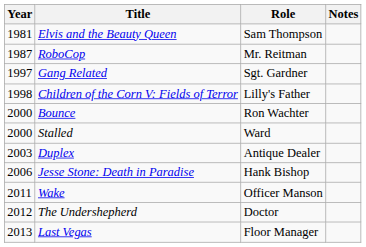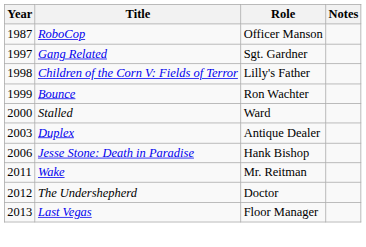- row: (107, 34)
(275, 53) Mr. Reitman -> (283, 34) Officer Manson
(20, 113) 2000 -> (20, 93) 1999
(283, 192) Officer Manson -> (275, 172) Mr. Reitman
